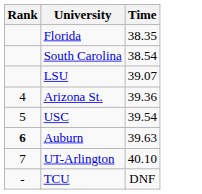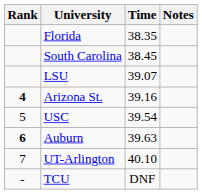+ column: (178, 14)
(142, 55) 38.54 -> (142, 55) 38.45
(23, 96) normal -> (23, 96) bold
(142, 96) 39.36 -> (142, 96) 39.16
